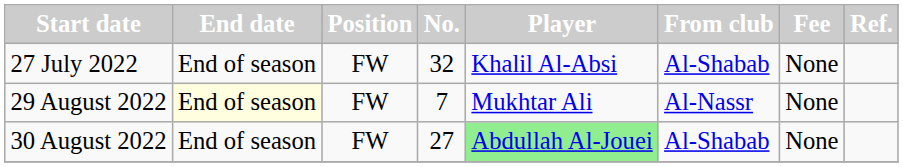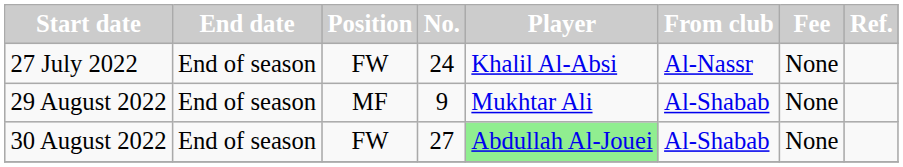(442, 63) 32 -> (442, 63) 24
(717, 63) Al-Shabab -> (709, 63) Al-Nassr
(247, 102) lightyellow background -> (247, 102) no background
(370, 102) FW -> (370, 102) MF
(442, 102) 7 -> (442, 102) 9
(709, 102) Al-Nassr -> (717, 102) Al-Shabab
